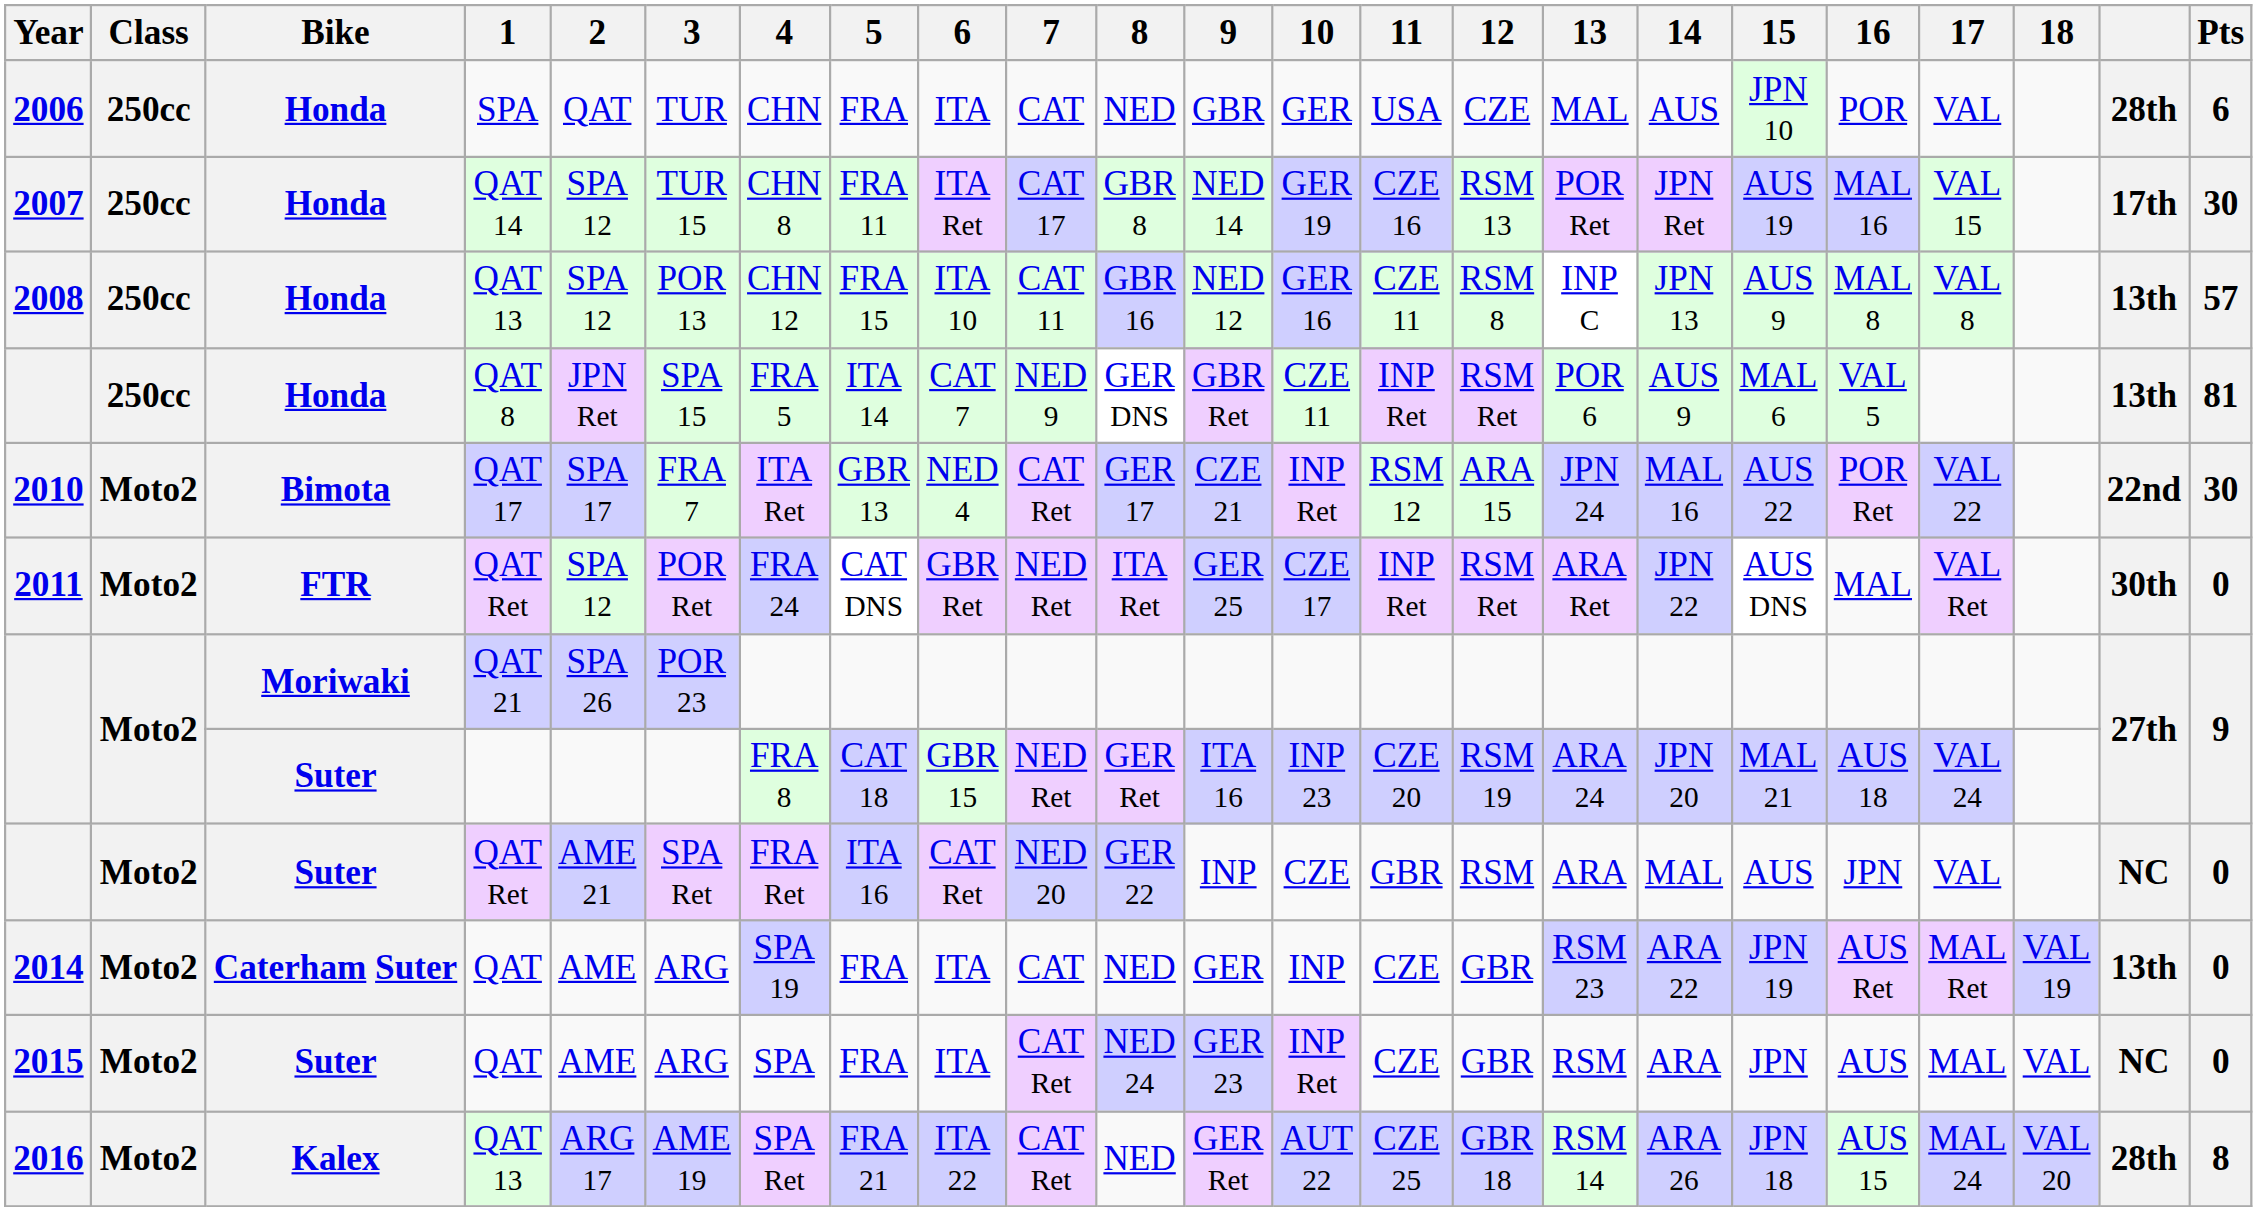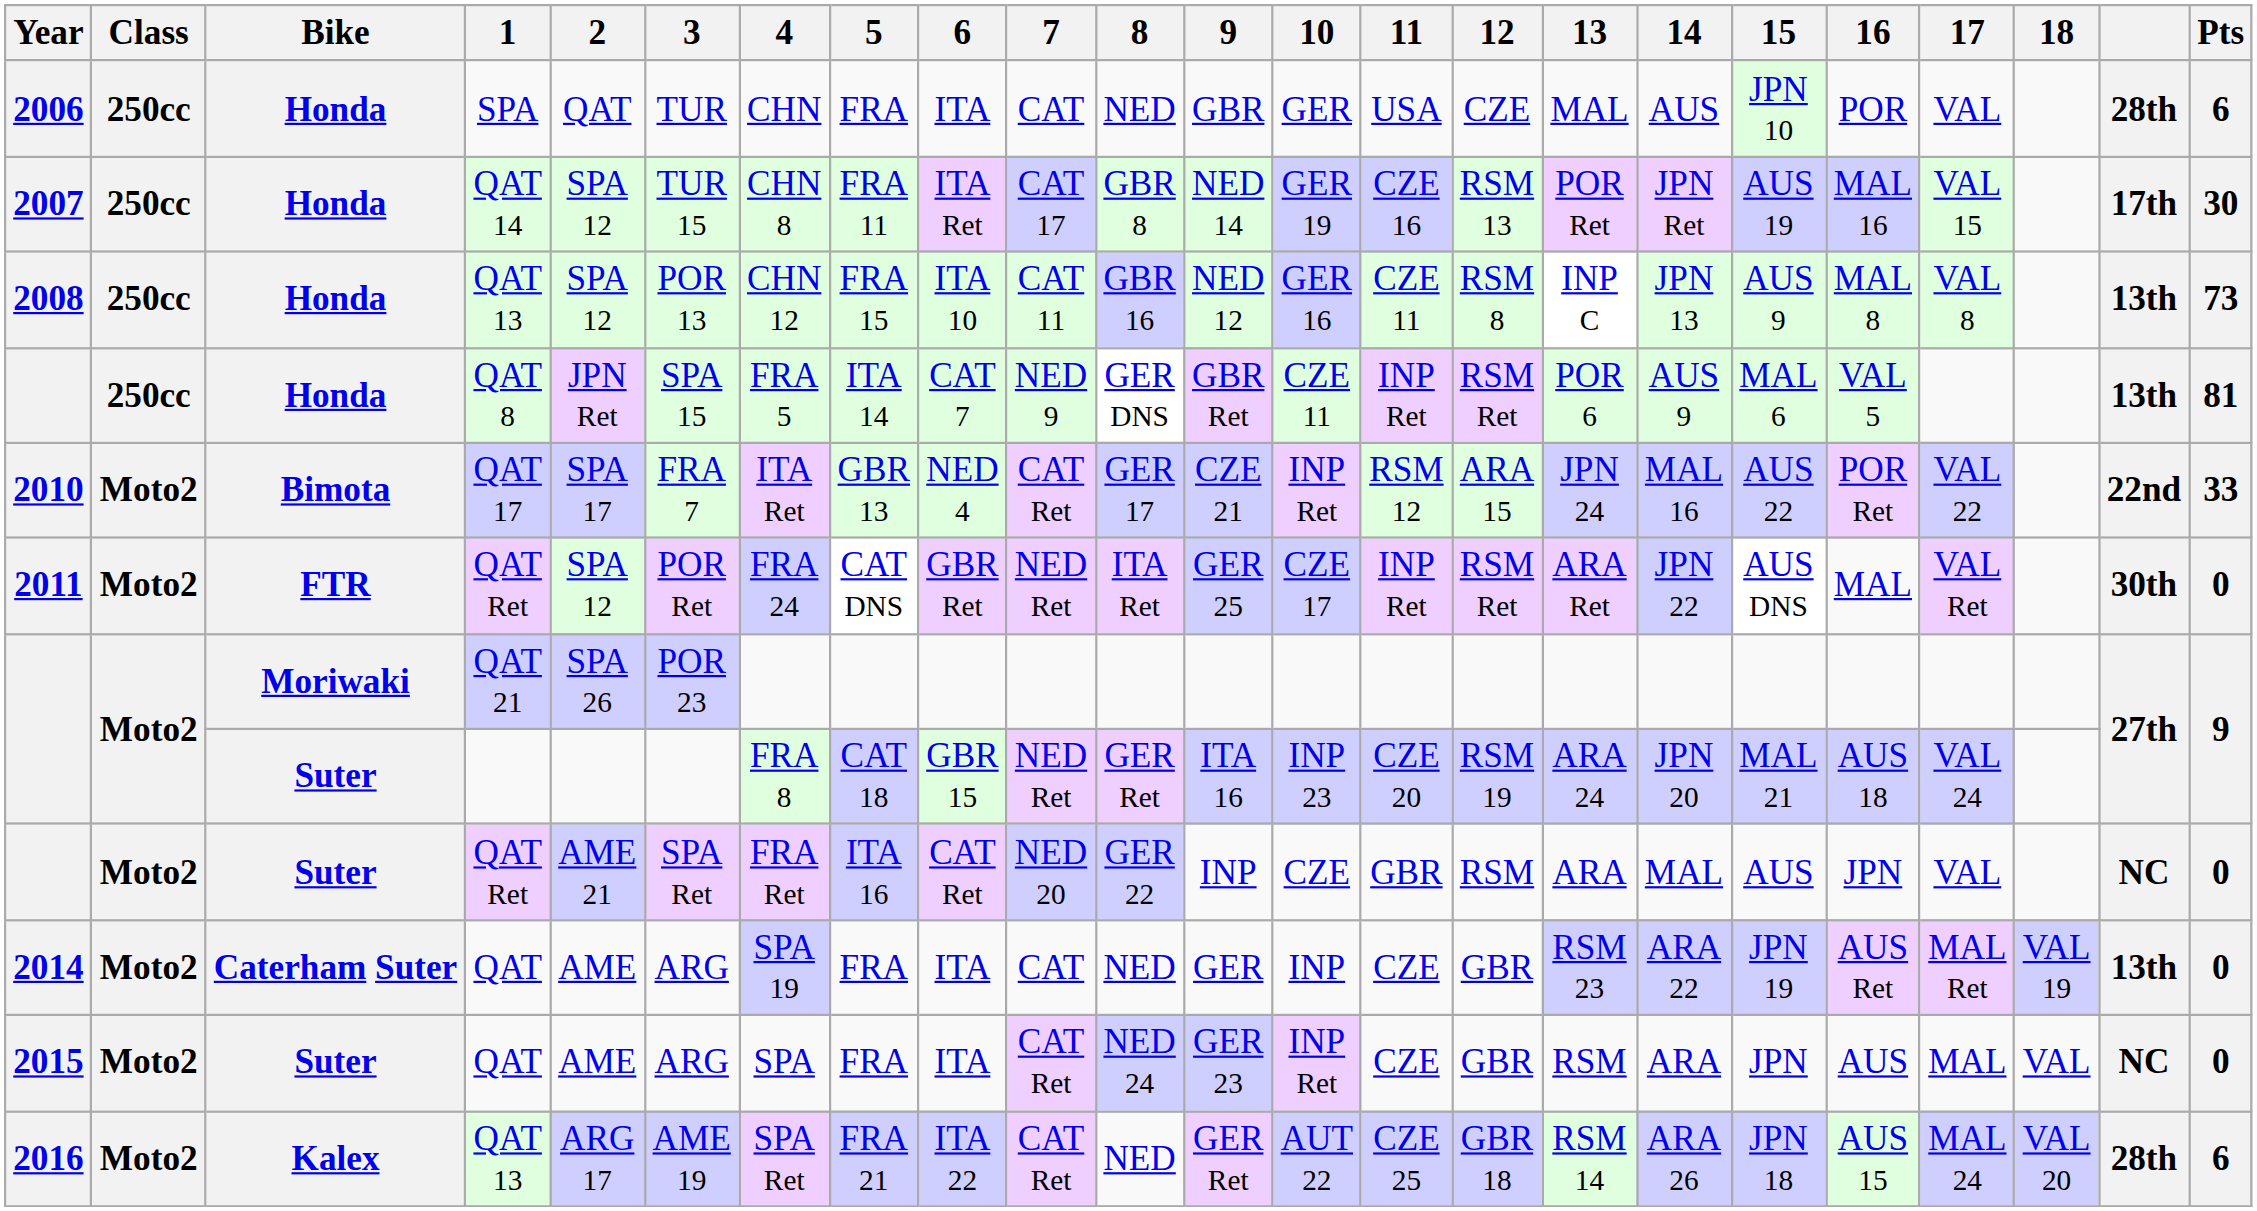(2221, 298) 57 -> (2221, 298) 73
(2221, 489) 30 -> (2221, 489) 33
(2221, 1157) 8 -> (2221, 1157) 6
